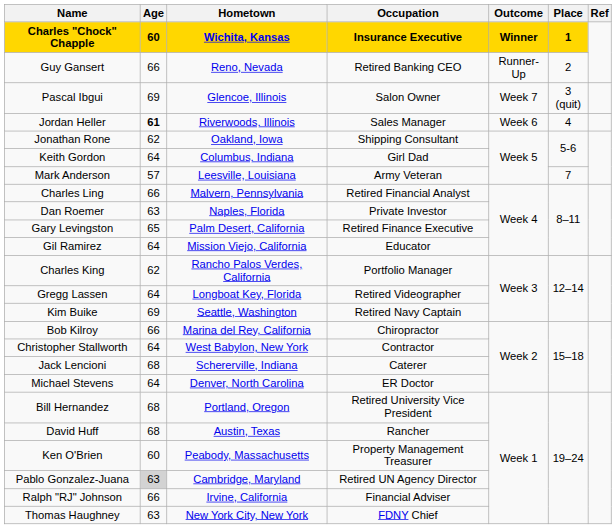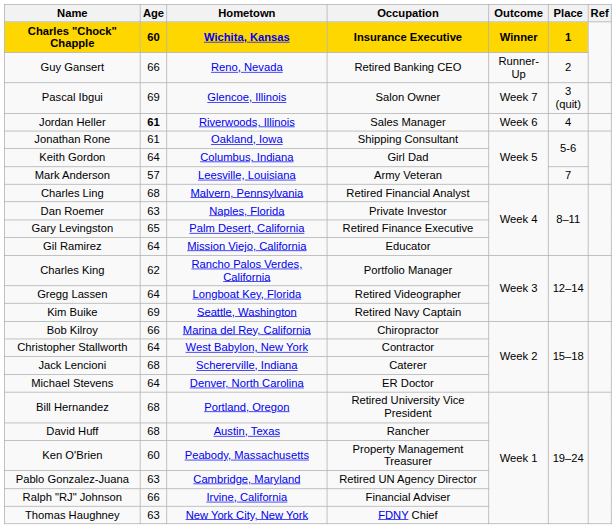(154, 139) 62 -> (154, 139) 61
(154, 193) 66 -> (154, 193) 68
(154, 479) lightgrey background -> (154, 479) no background
